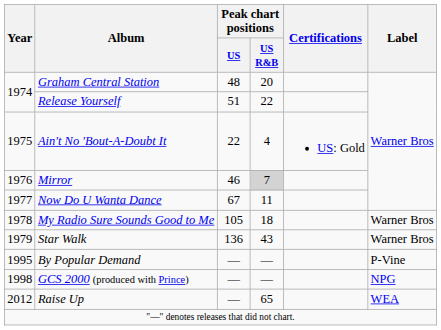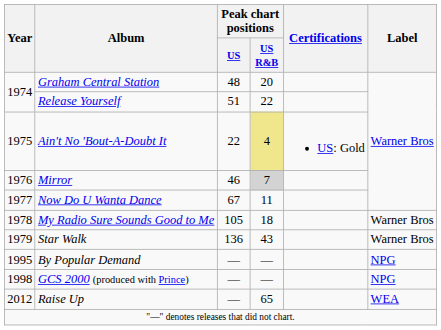(267, 141) no background -> (267, 141) khaki background
(388, 259) P-Vine -> (383, 259) NPG
